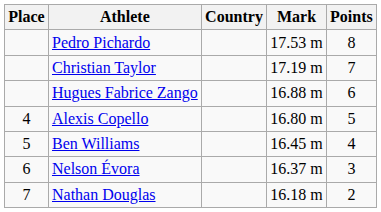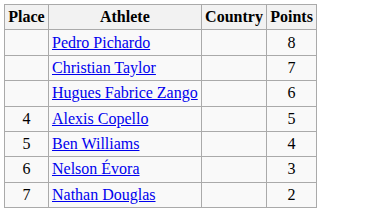- column: (296, 17)
